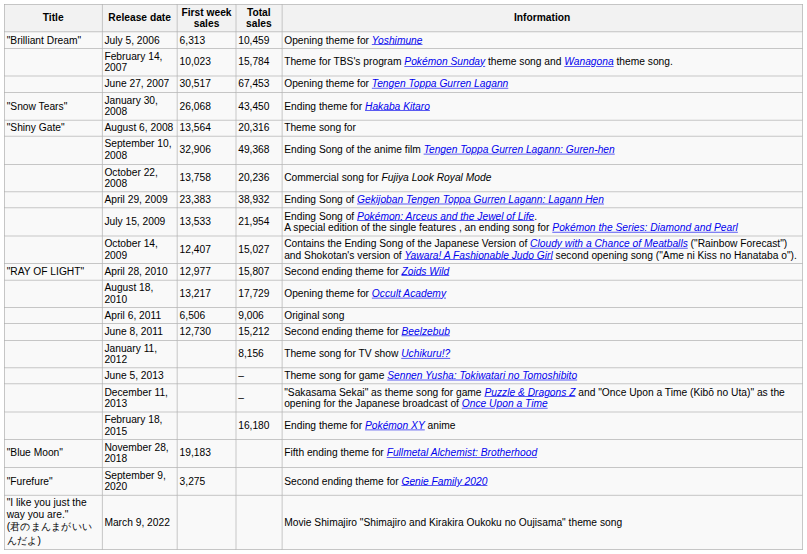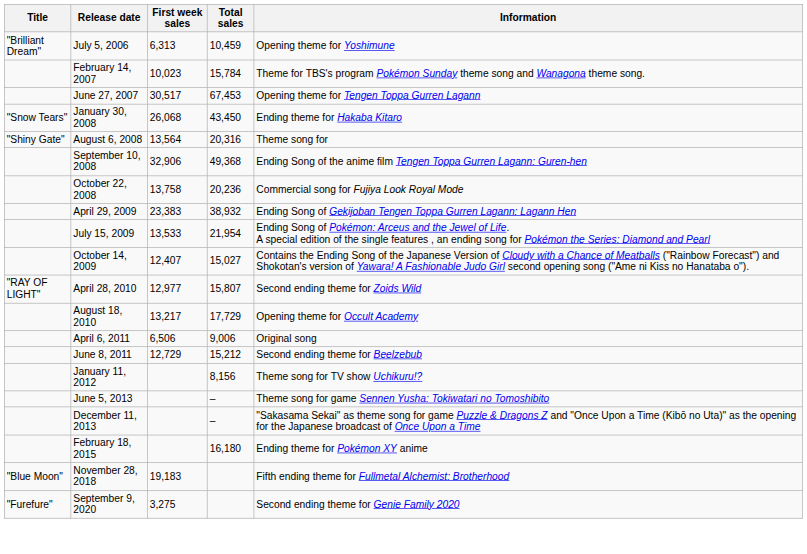(195, 332) 12,730 -> (165, 355) 12,729
- row: (137, 522)
